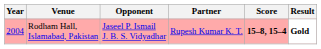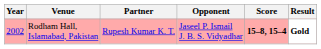columns swapped: (206, 12) <-> (134, 12)
(15, 31) 2004 -> (15, 31) 2002
